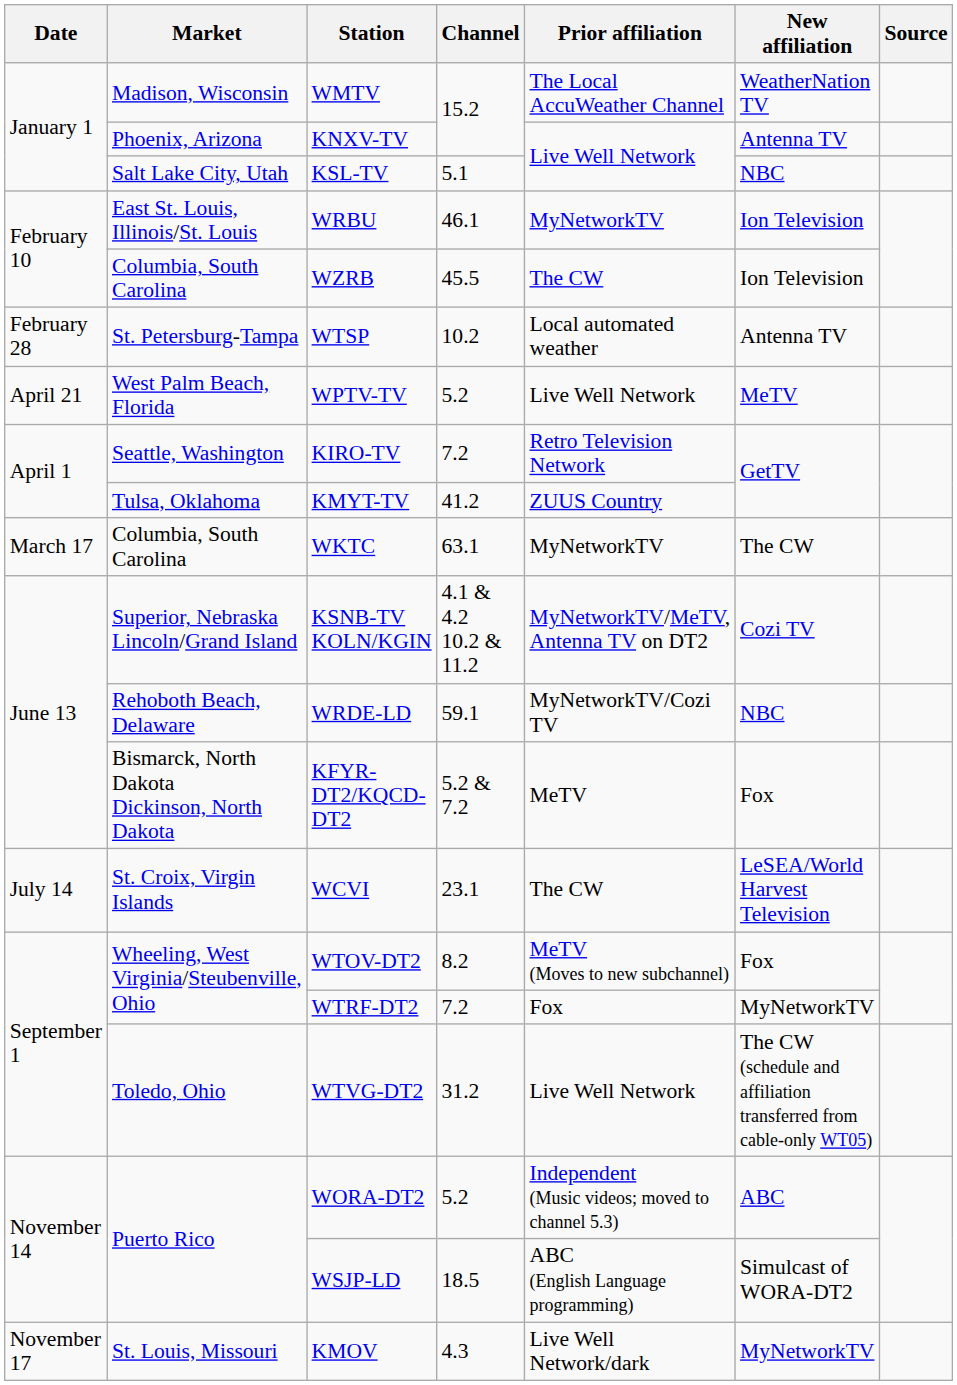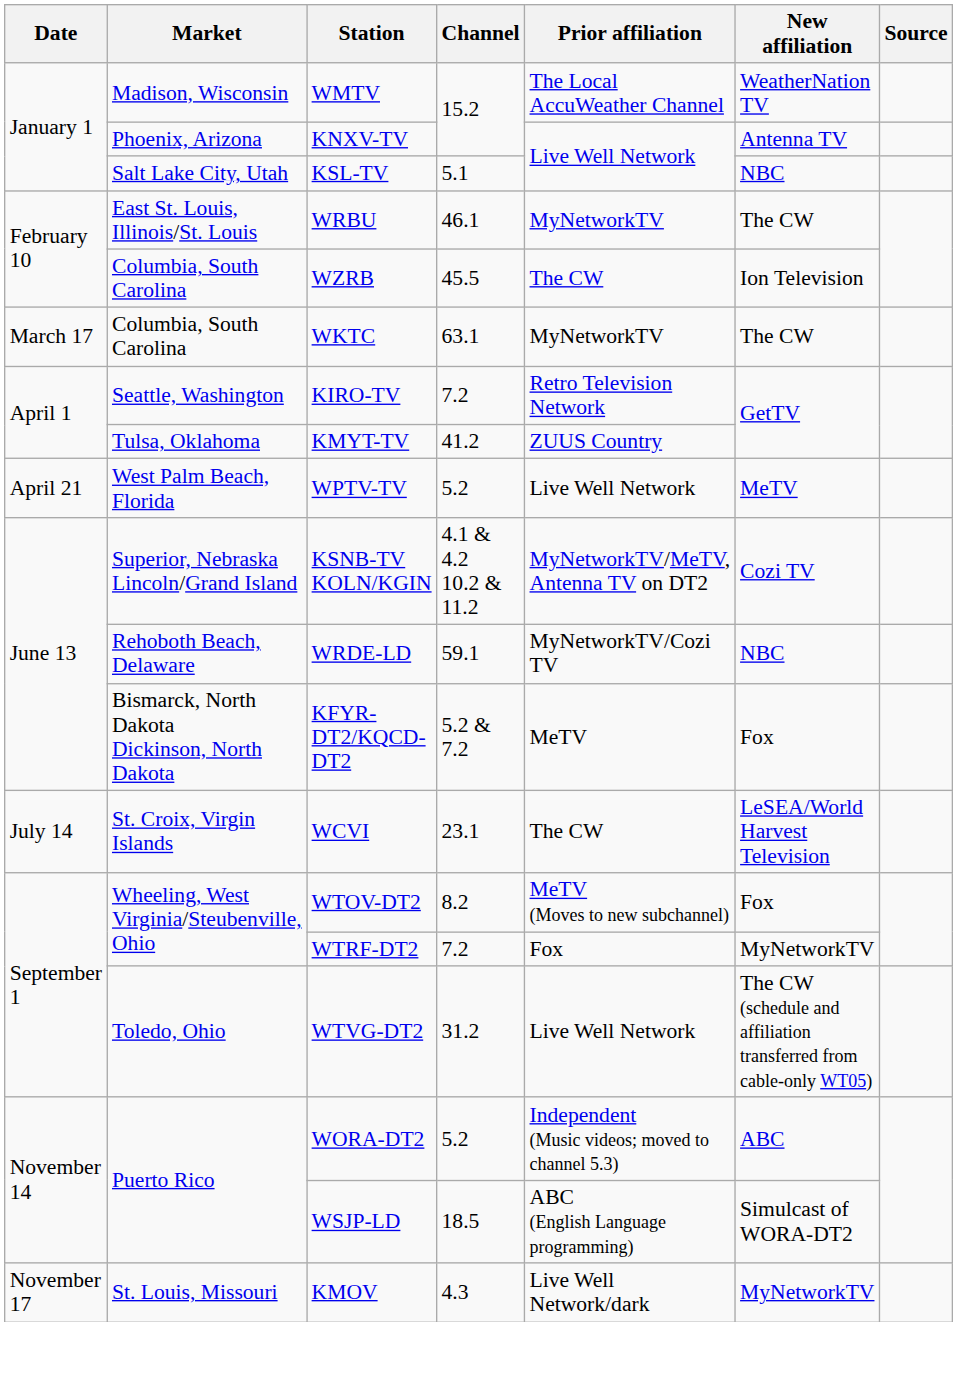(802, 219) Ion Television -> (777, 219) The CW
- row: (340, 336)
rows swapped: (343, 546) <-> (359, 395)
